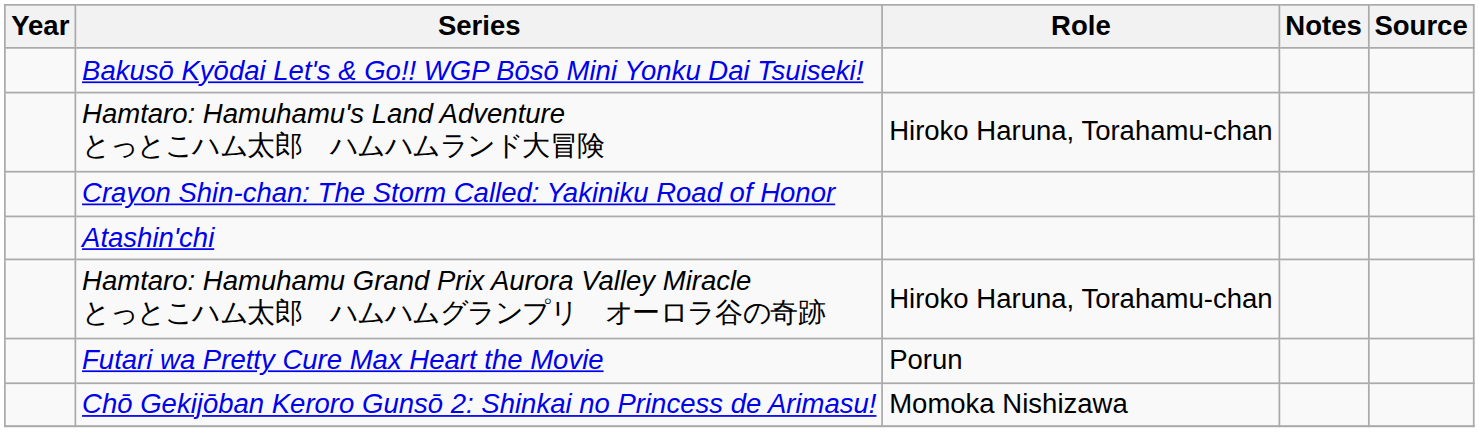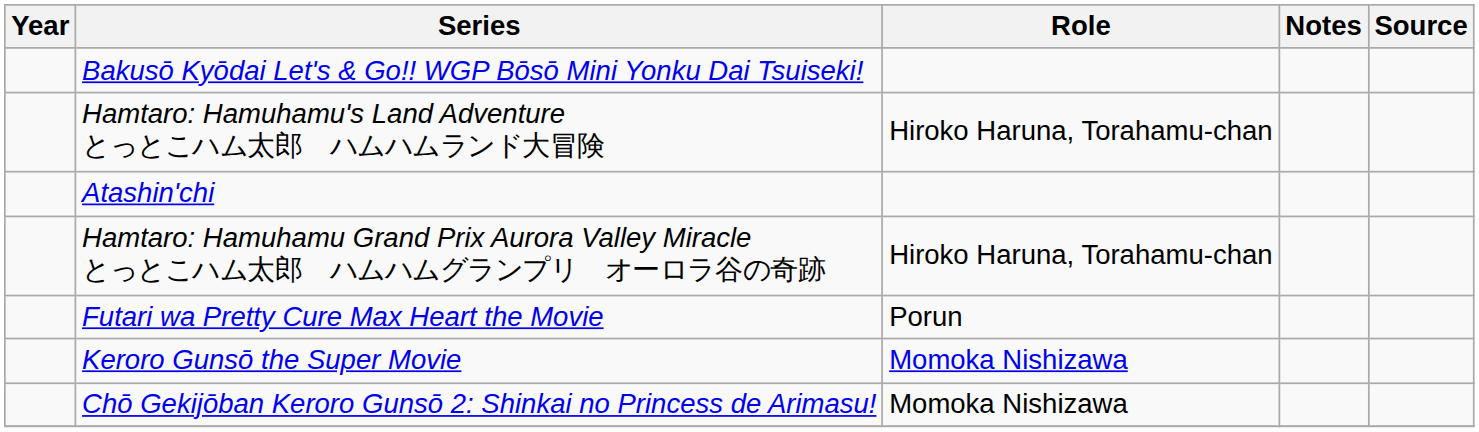- row: (459, 193)
+ row: (272, 360)
